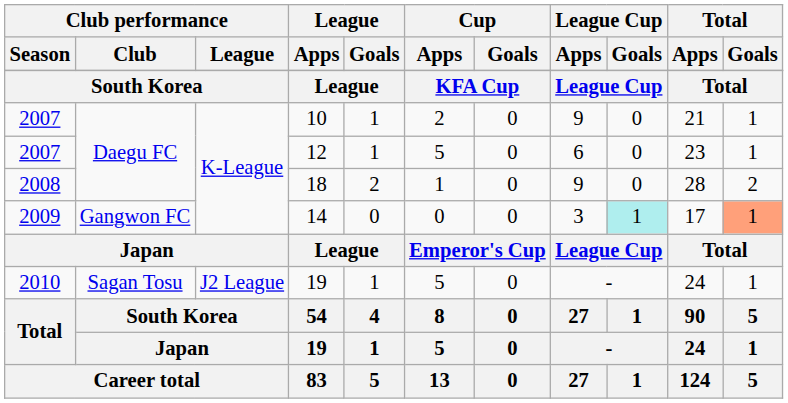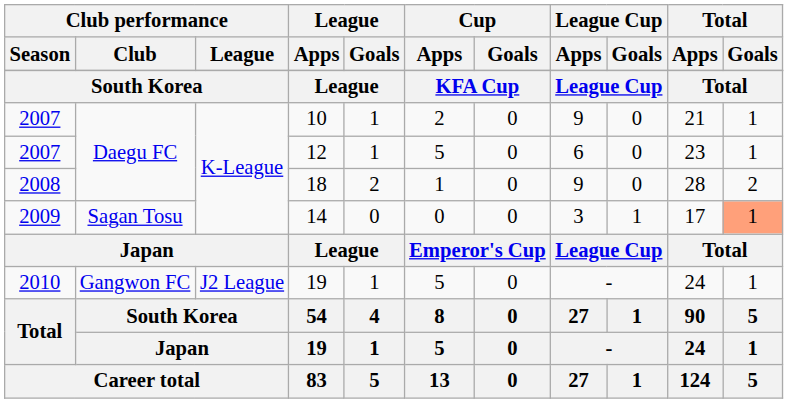(135, 217) Gangwon FC -> (135, 217) Sagan Tosu
(637, 217) paleturquoise background -> (637, 217) no background
(135, 282) Sagan Tosu -> (135, 282) Gangwon FC
